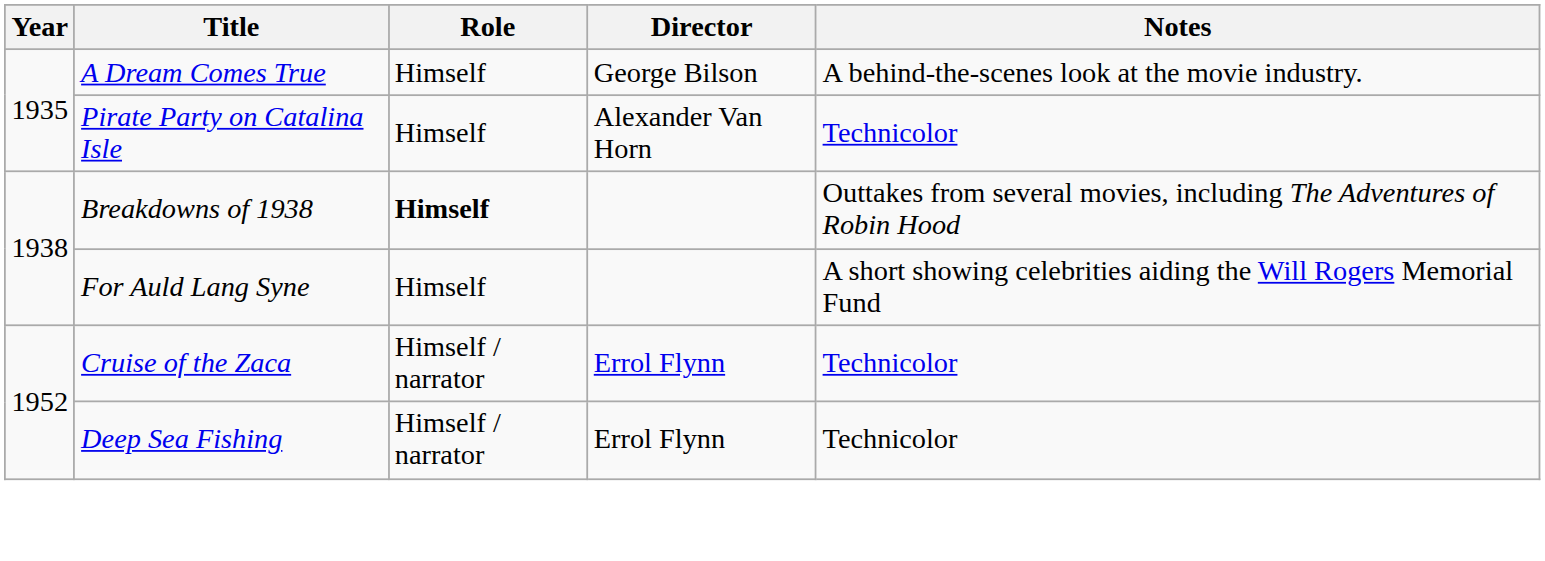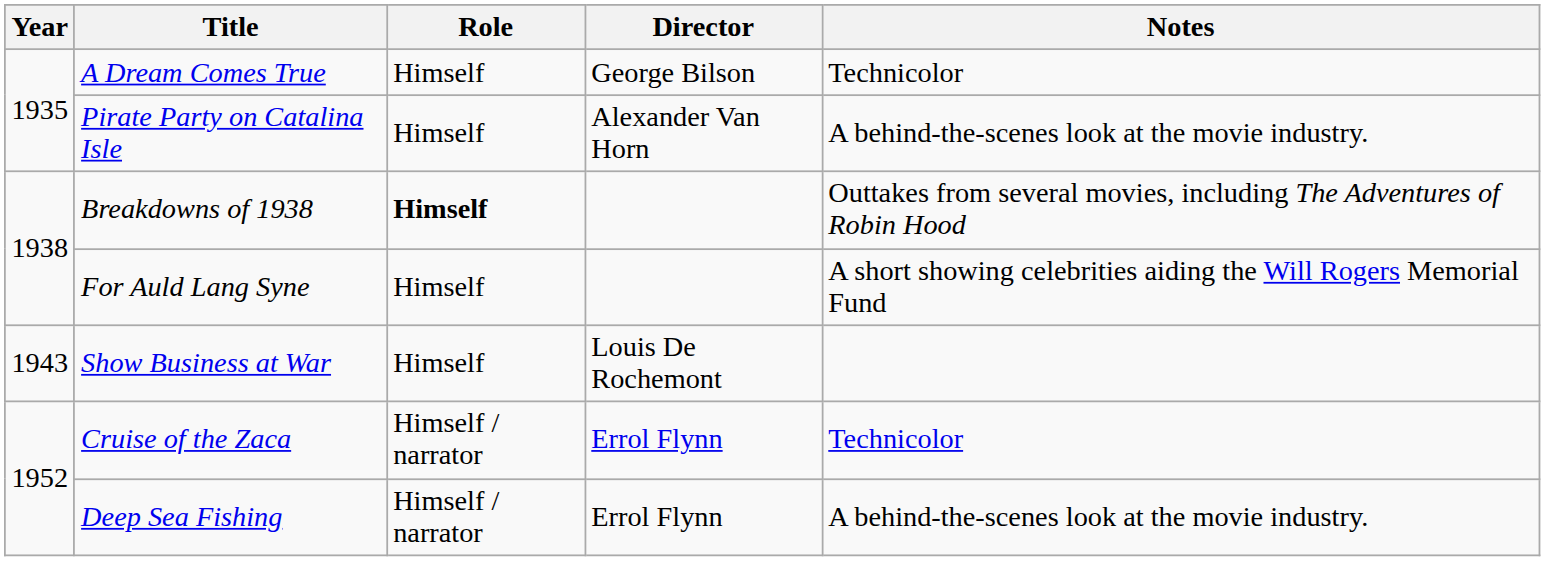(1093, 71) A behind-the-scenes look at the movie industry. -> (896, 71) Technicolor
(890, 132) Technicolor -> (1098, 132) A behind-the-scenes look at the movie industry.
+ row: (206, 363)
(890, 439) Technicolor -> (1098, 516) A behind-the-scenes look at the movie industry.
